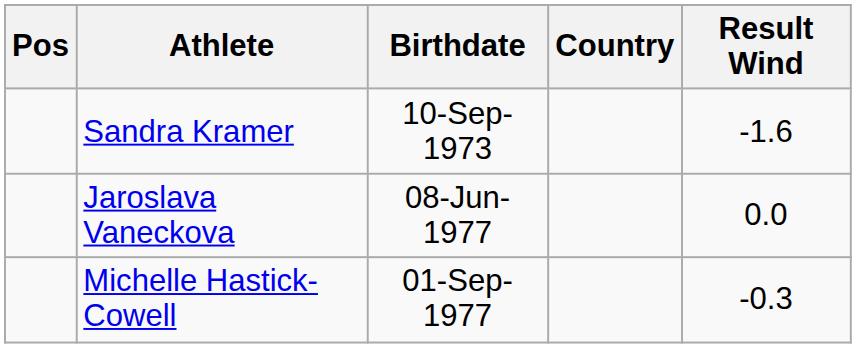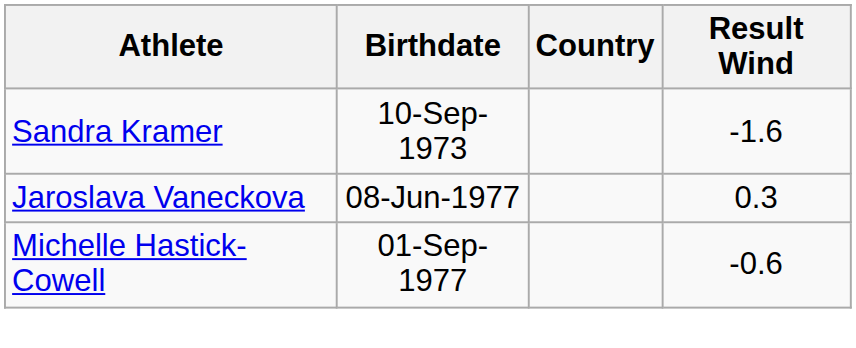- column: (41, 46)
(766, 214) 0.0 -> (756, 197) 0.3
(766, 299) -0.3 -> (756, 264) -0.6
